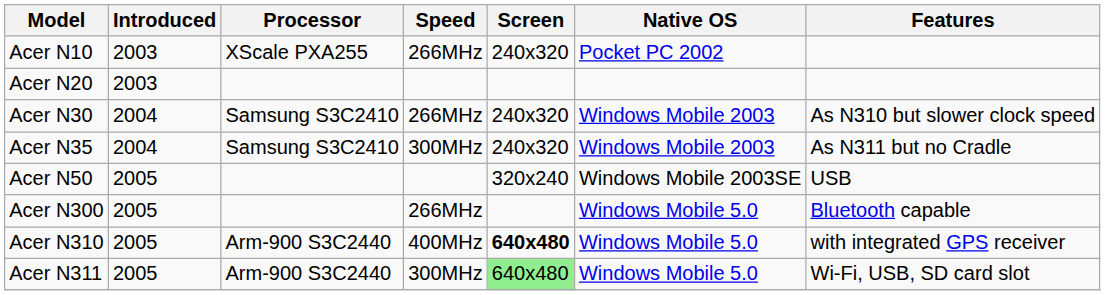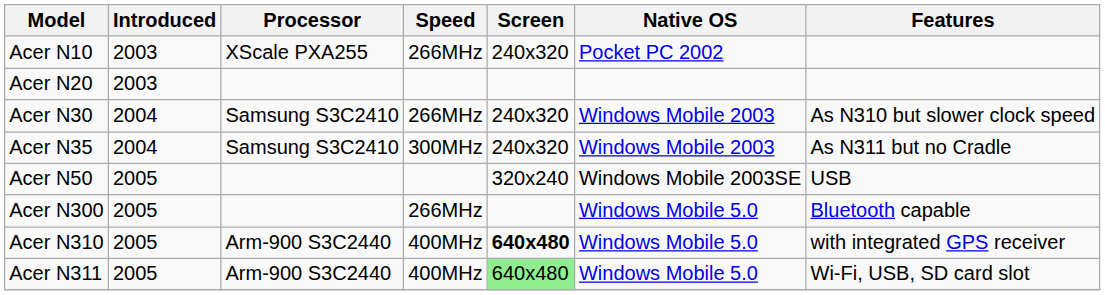(445, 274) 300MHz -> (445, 274) 400MHz
